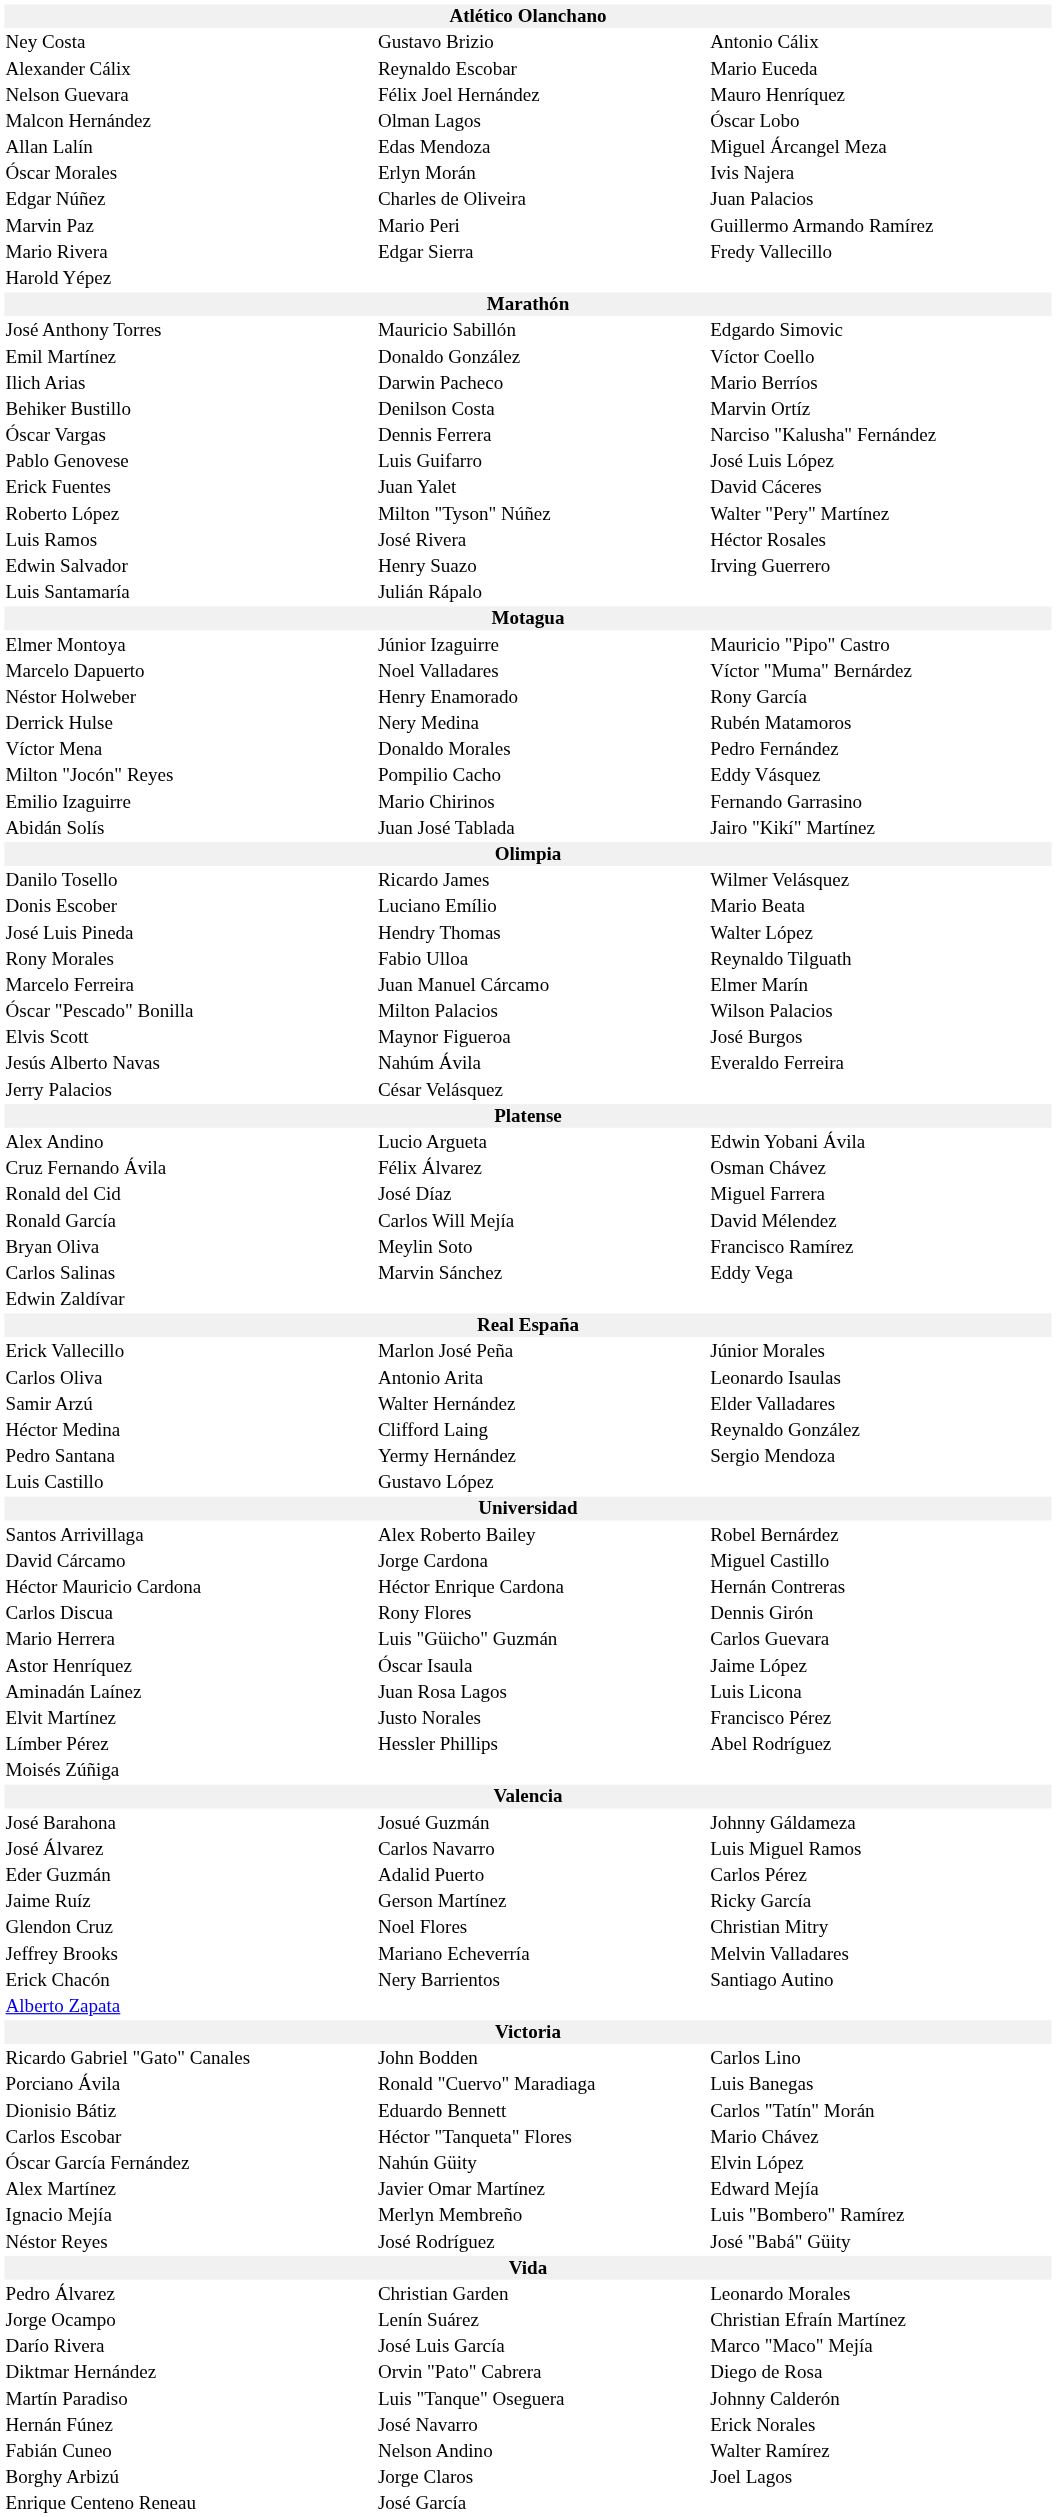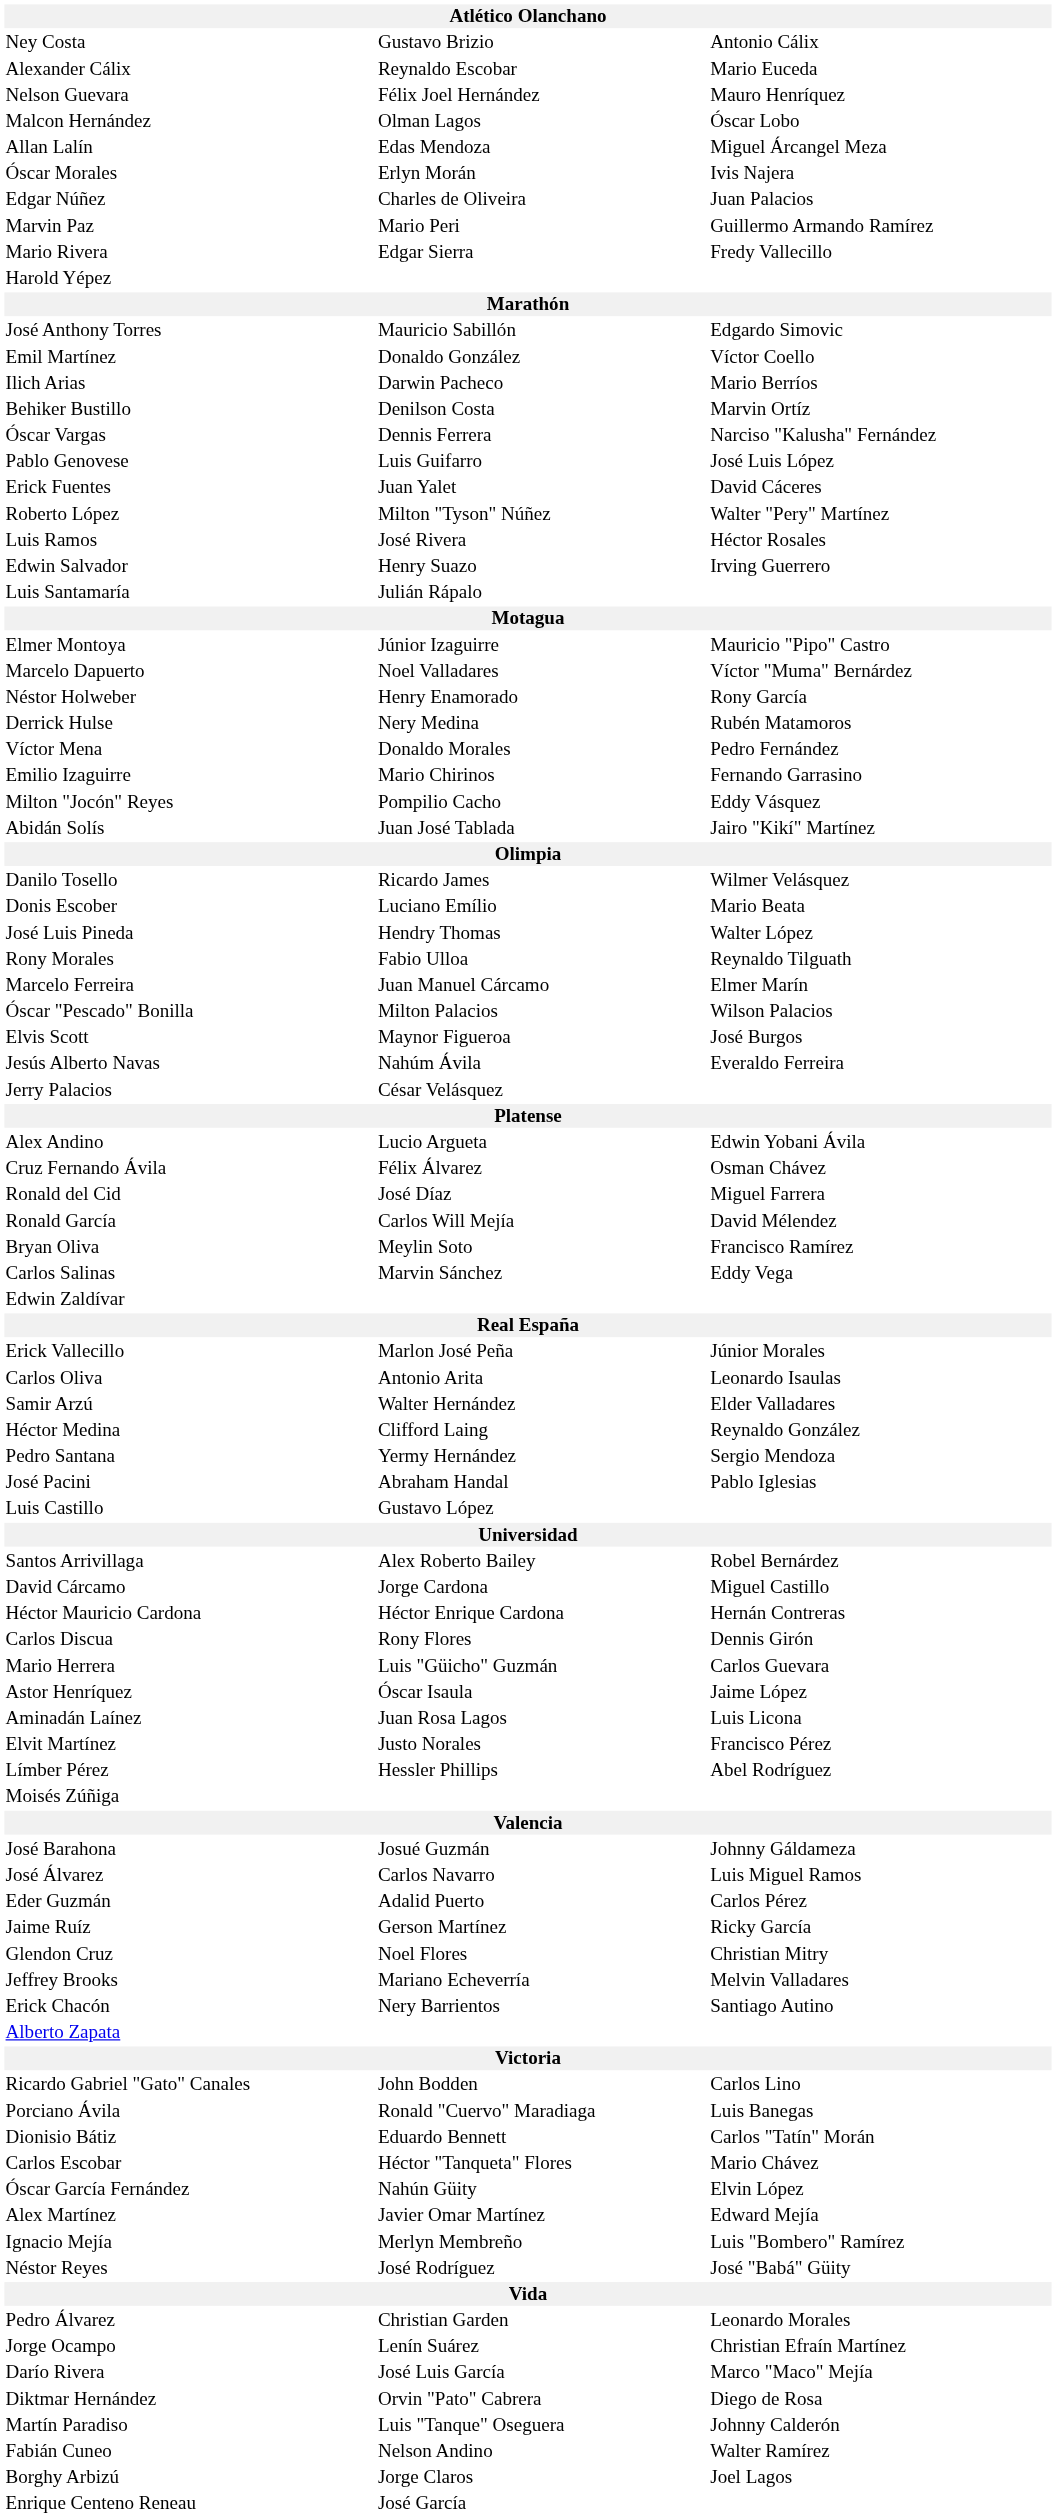rows swapped: (90, 775) <-> (68, 801)
+ row: (48, 1482)
- row: (59, 2424)
